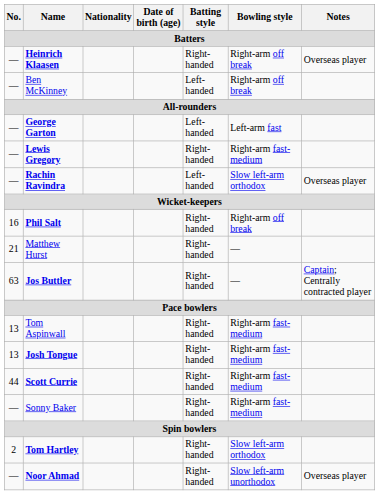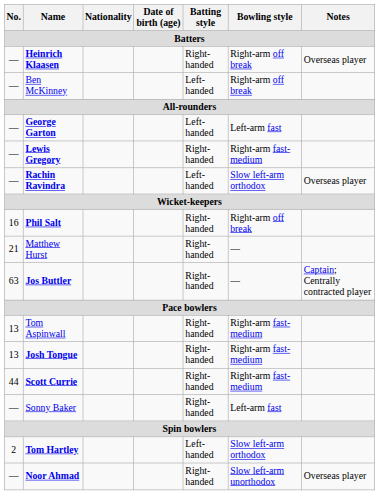(260, 408) Right-arm fast-medium -> (256, 408) Left-arm fast
(199, 450) Right-handed -> (199, 450) Left-handed
